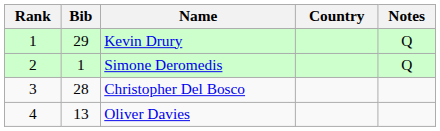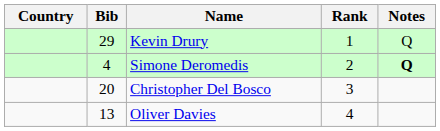columns swapped: (33, 16) <-> (337, 16)
(81, 65) 1 -> (107, 65) 4
(407, 65) normal -> (407, 65) bold
(81, 89) 28 -> (107, 89) 20
